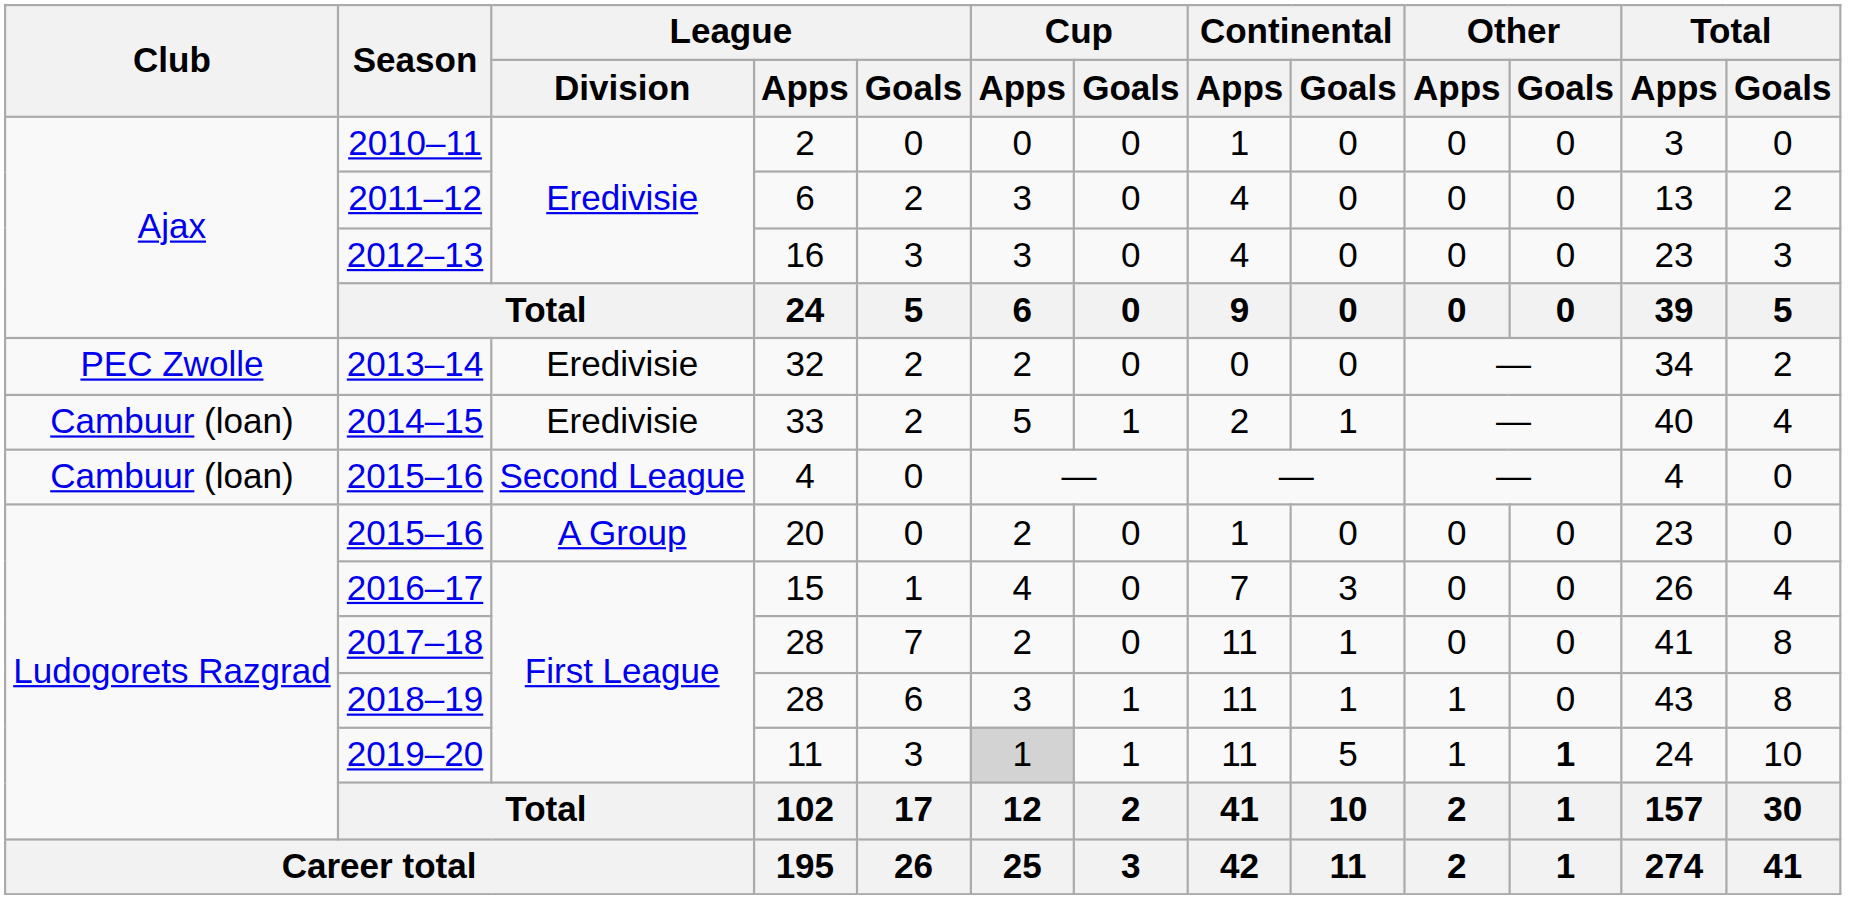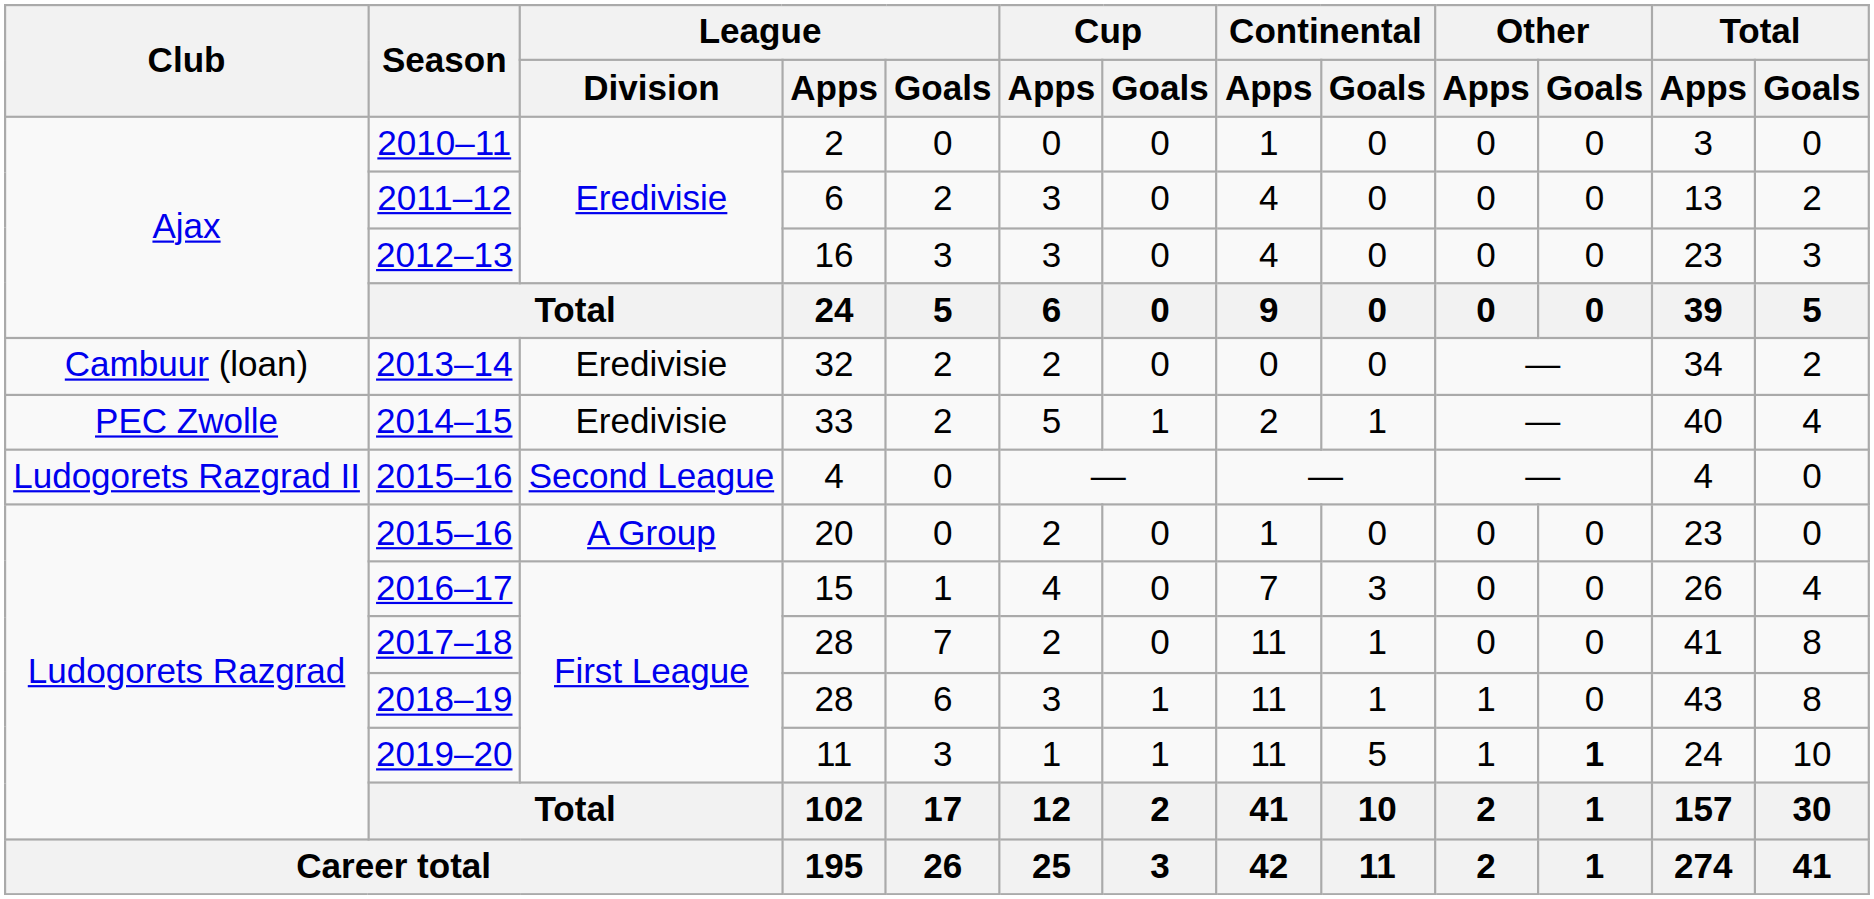(172, 365) PEC Zwolle -> (187, 365) Cambuur (loan)
(172, 421) Cambuur (loan) -> (187, 421) PEC Zwolle
(172, 476) Cambuur (loan) -> (187, 476) Ludogorets Razgrad II
(1022, 754) lightgrey background -> (1051, 754) no background
